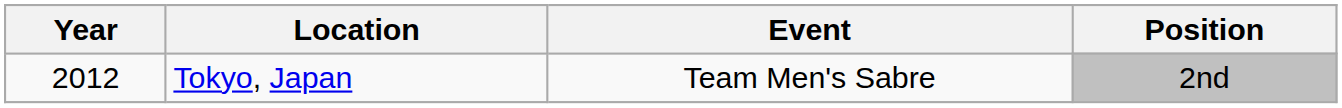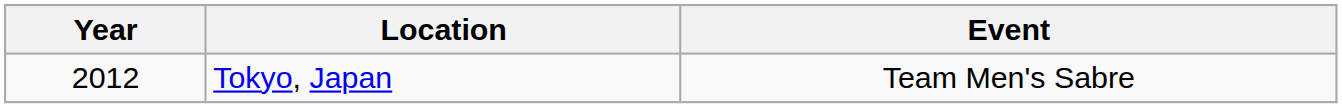- column: (1204, 29)
